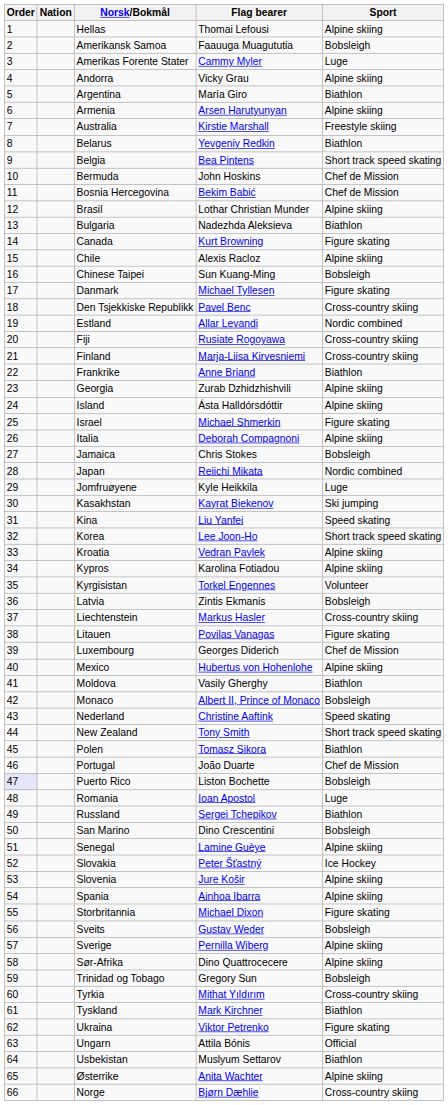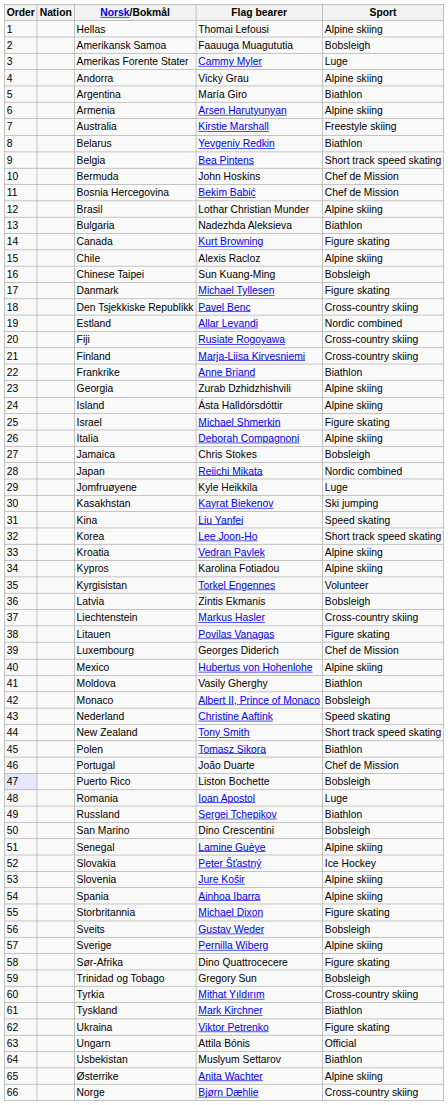(354, 962) Alpine skiing -> (357, 962) Figure skating
